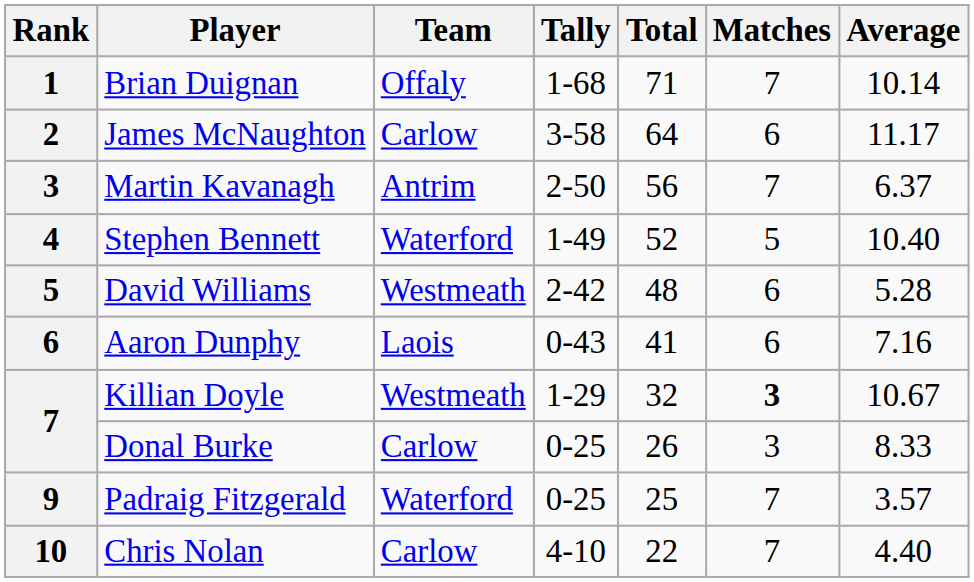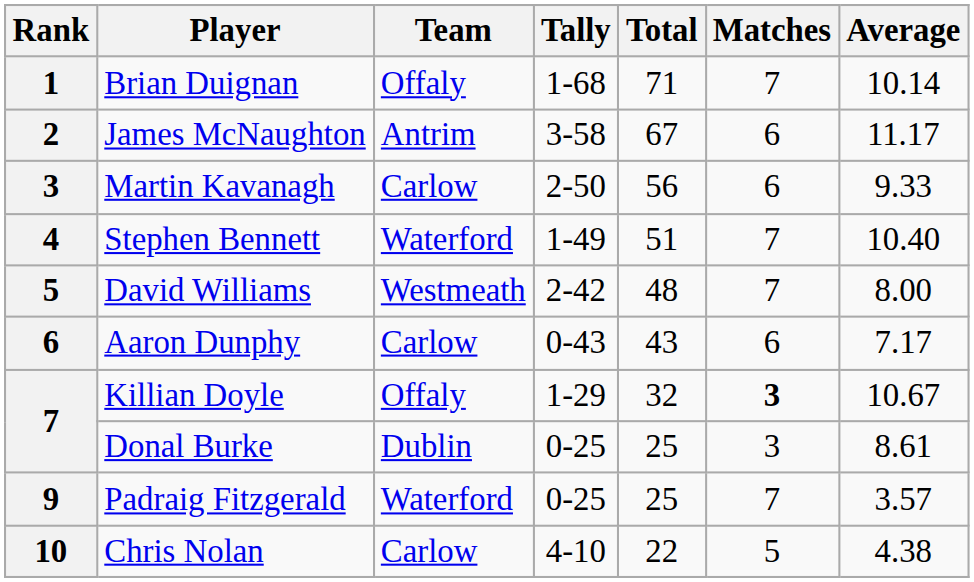(429, 134) Carlow -> (428, 134) Antrim
(662, 134) 64 -> (662, 134) 67
(428, 186) Antrim -> (429, 186) Carlow
(772, 186) 7 -> (772, 186) 6
(903, 186) 6.37 -> (903, 186) 9.33
(662, 238) 52 -> (662, 238) 51
(772, 238) 5 -> (772, 238) 7
(772, 290) 6 -> (772, 290) 7
(903, 290) 5.28 -> (903, 290) 8.00
(417, 342) Laois -> (429, 342) Carlow
(662, 342) 41 -> (662, 342) 43
(903, 342) 7.16 -> (903, 342) 7.17
(453, 394) Westmeath -> (423, 394) Offaly
(429, 446) Carlow -> (426, 446) Dublin
(662, 446) 26 -> (662, 446) 25
(903, 446) 8.33 -> (903, 446) 8.61
(772, 550) 7 -> (772, 550) 5
(903, 550) 4.40 -> (903, 550) 4.38
